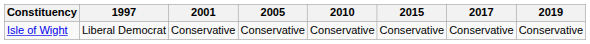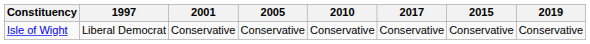columns swapped: (412, 13) <-> (481, 13)
